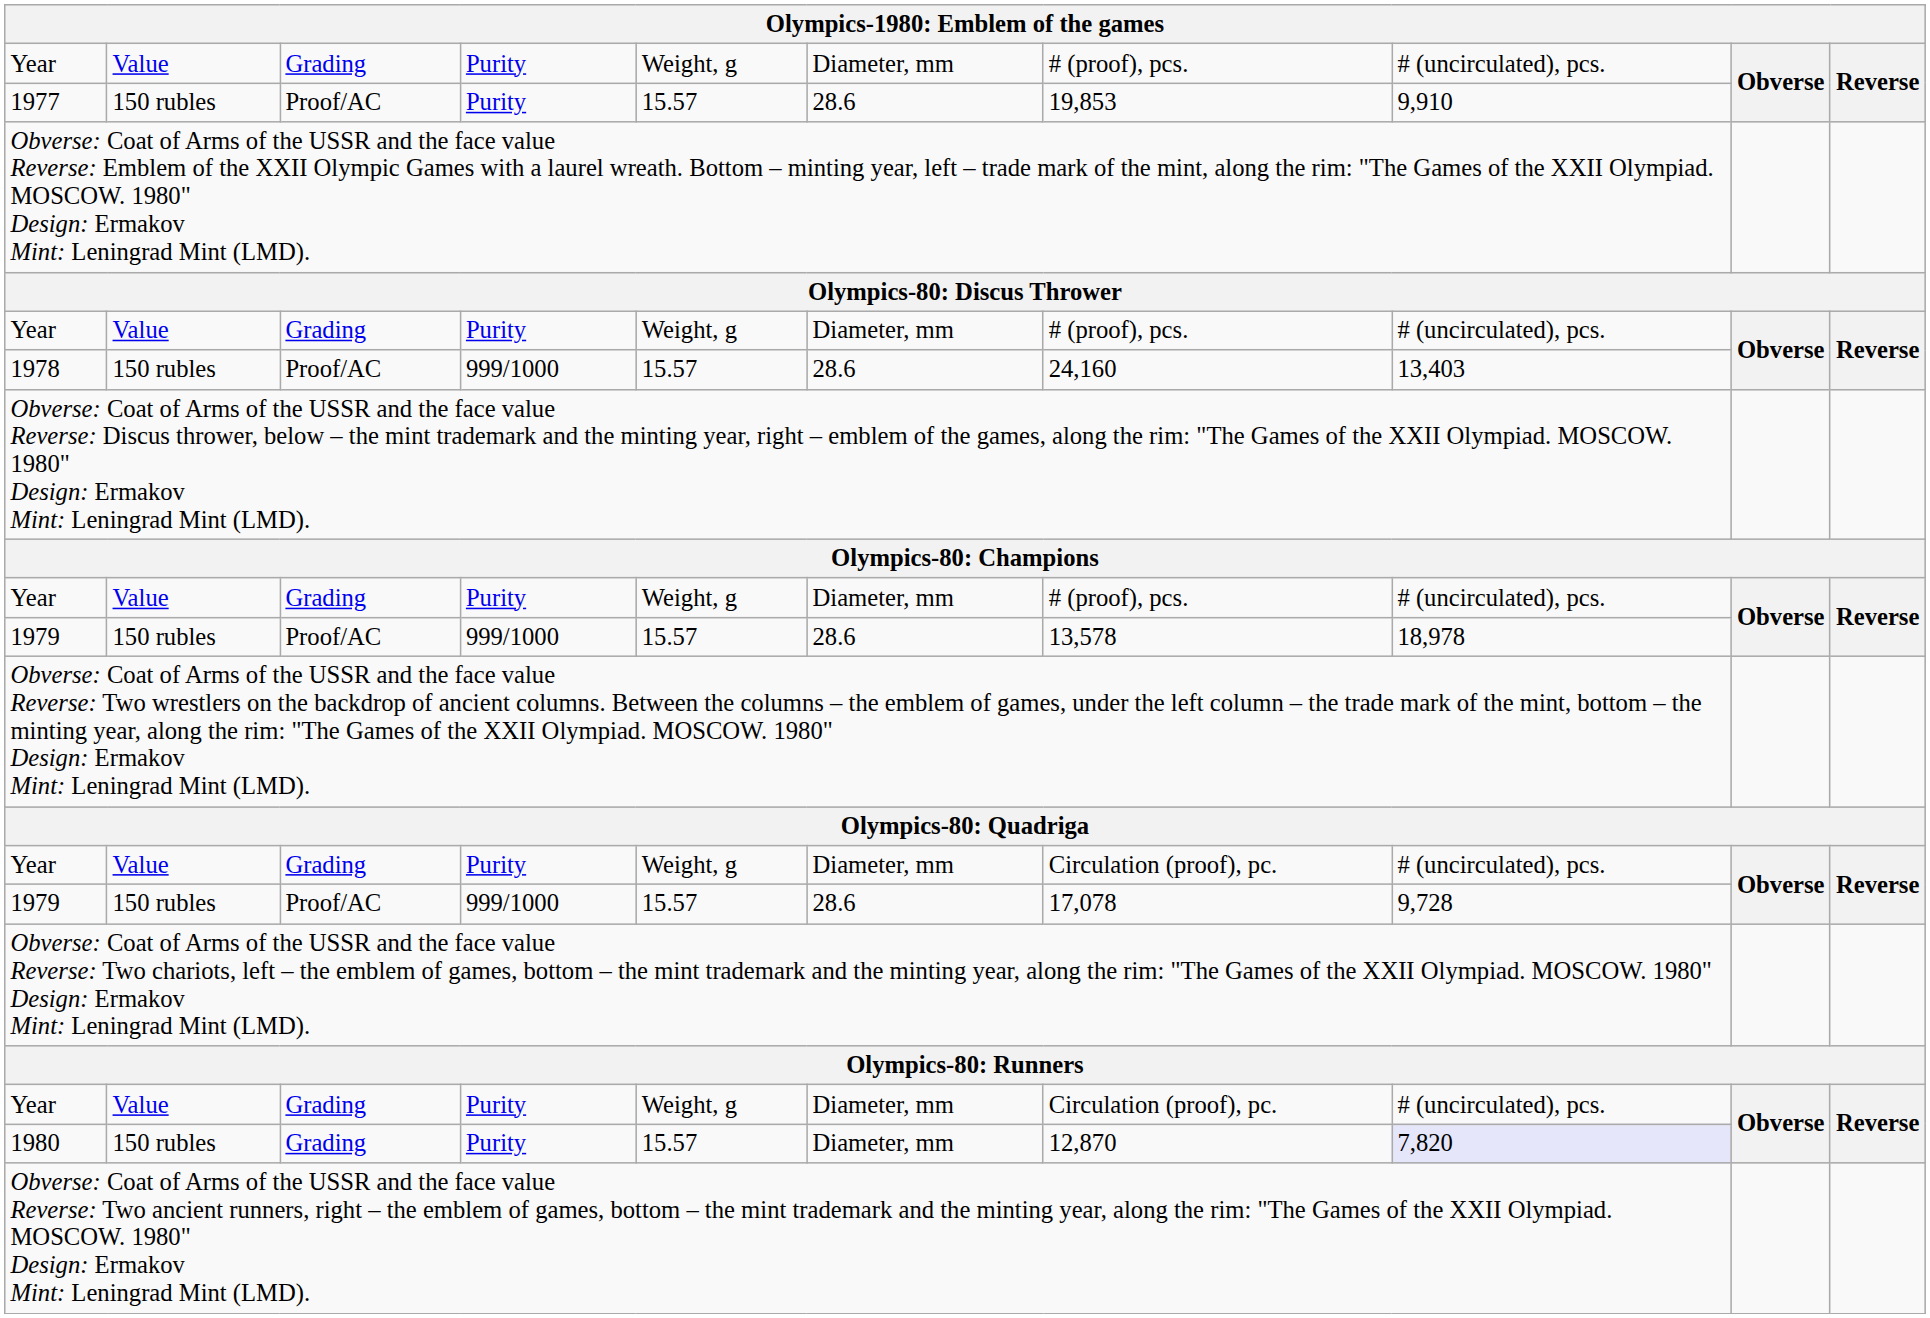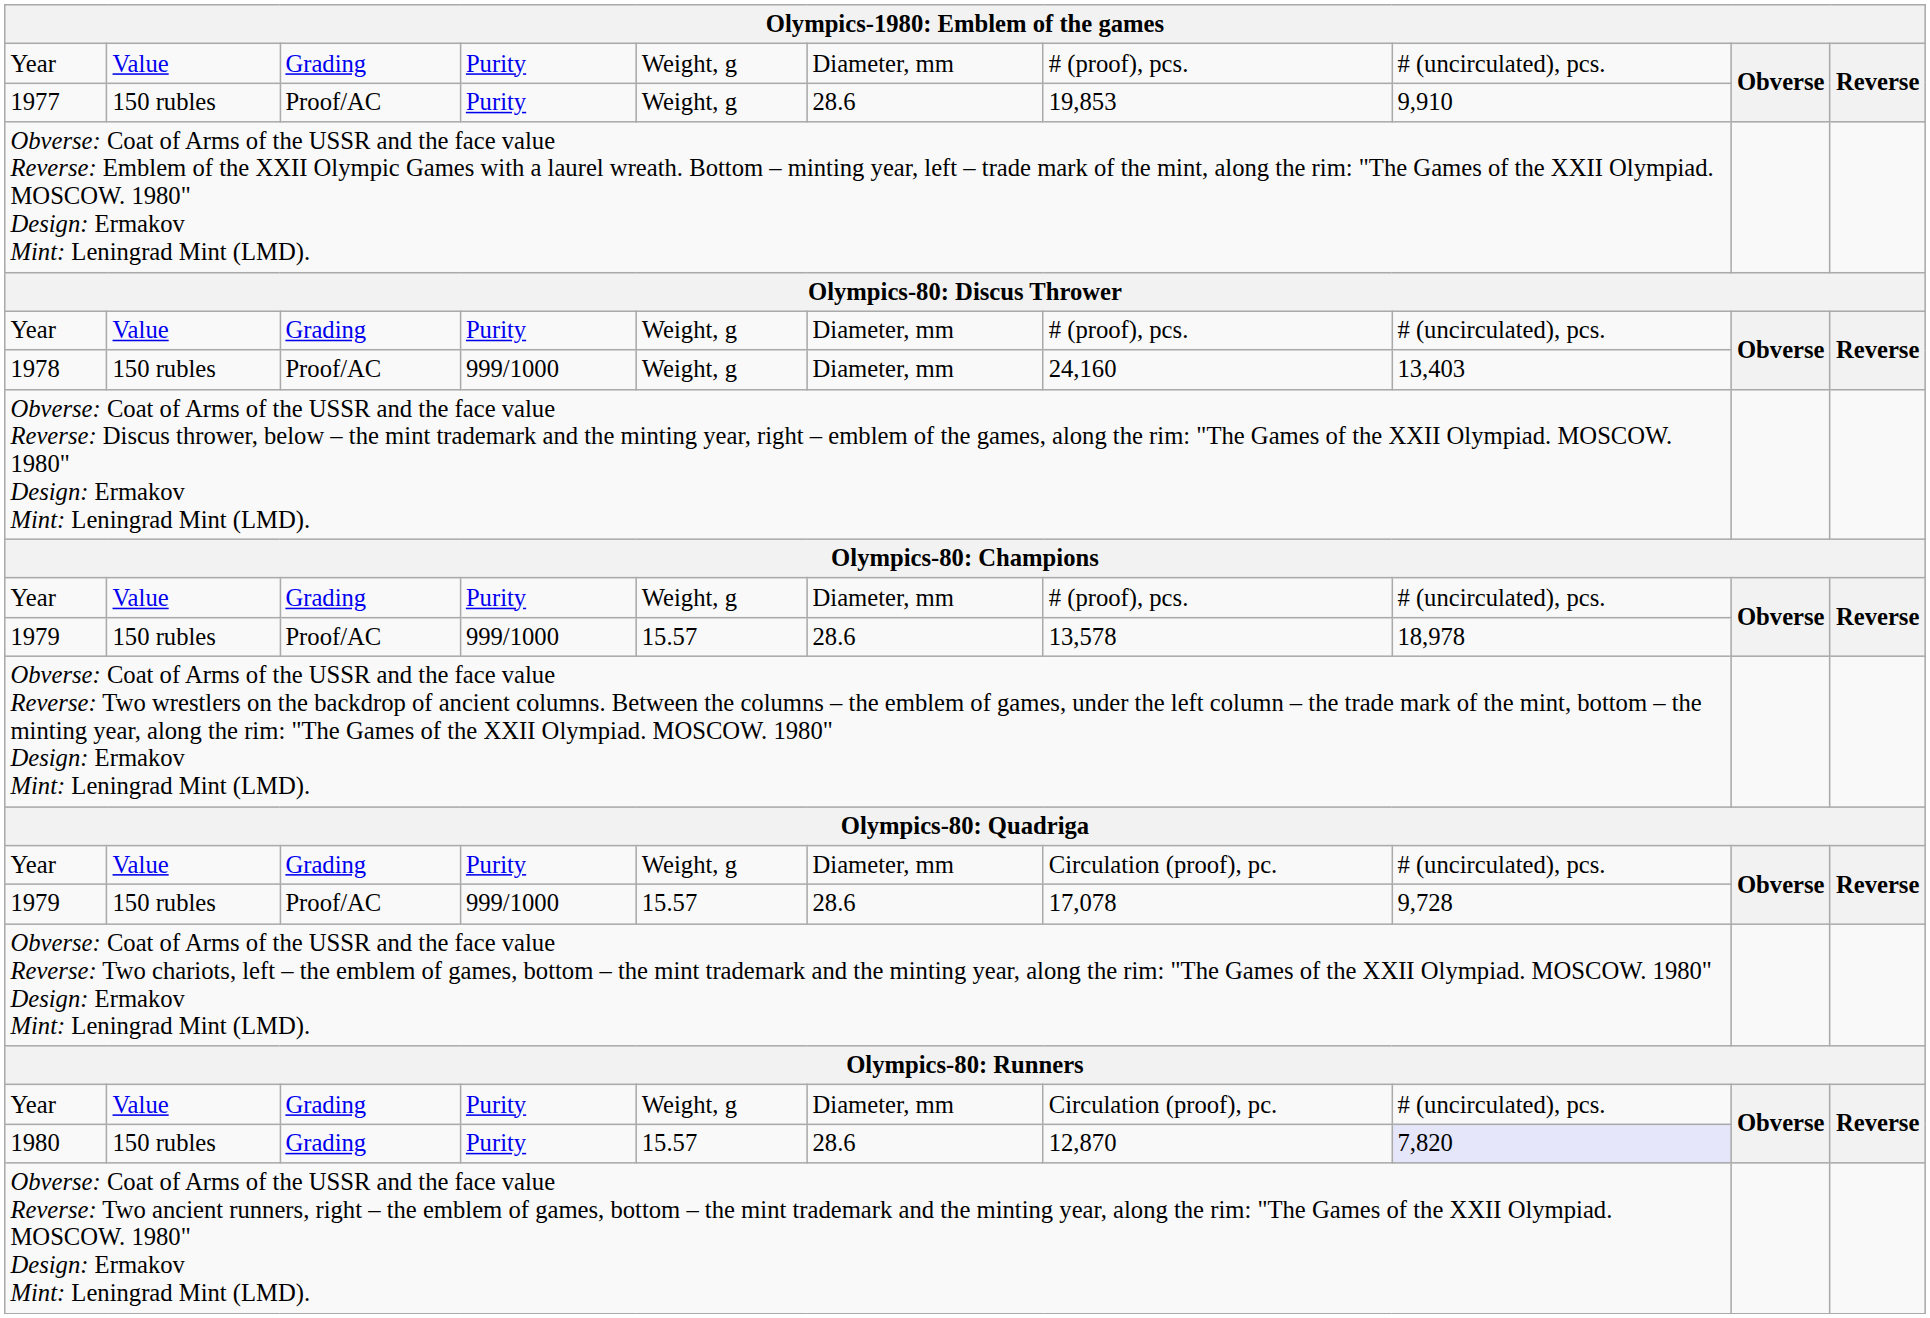(669, 102) 15.57 -> (689, 102) Weight, g
(669, 369) 15.57 -> (689, 369) Weight, g
(834, 369) 28.6 -> (883, 369) Diameter, mm
(883, 1143) Diameter, mm -> (834, 1143) 28.6
